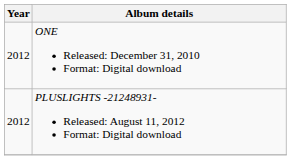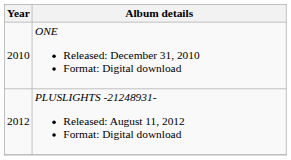(18, 55) 2012 -> (18, 55) 2010
